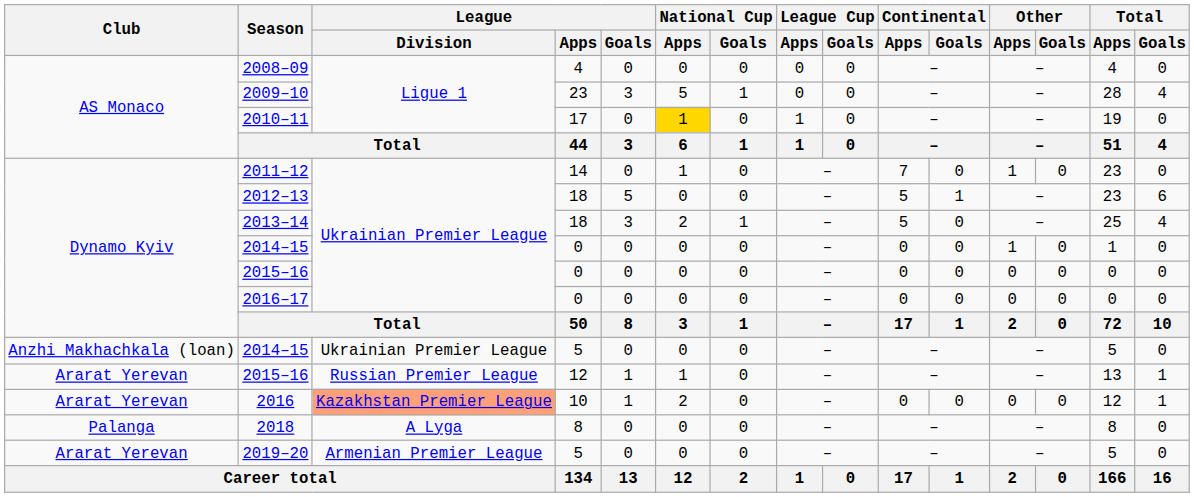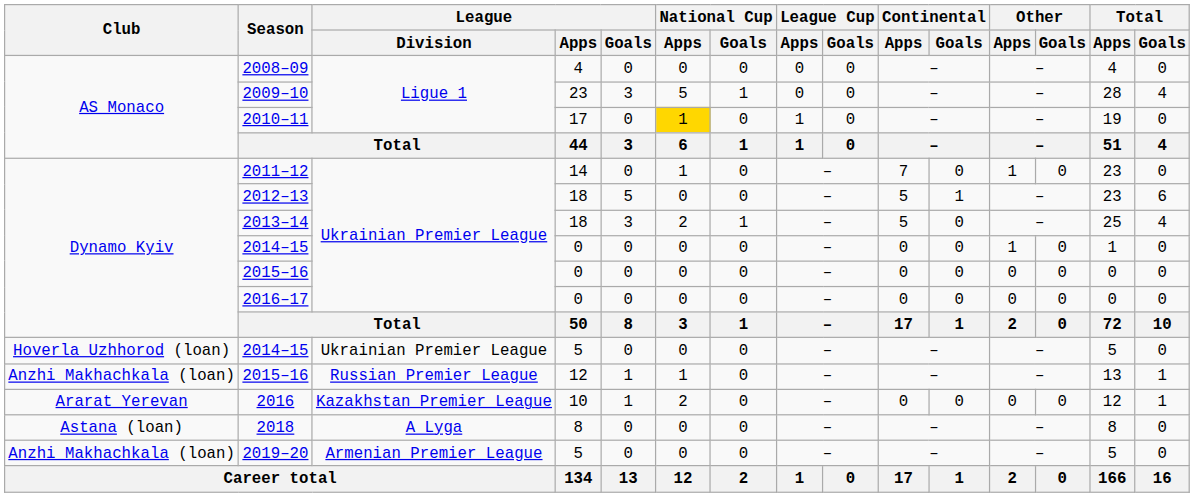(122, 351) Anzhi Makhachkala (loan) -> (122, 351) Hoverla Uzhhorod (loan)
(122, 376) Ararat Yerevan -> (122, 376) Anzhi Makhachkala (loan)
(434, 402) lightsalmon background -> (434, 402) no background
(122, 428) Palanga -> (122, 428) Astana (loan)
(122, 453) Ararat Yerevan -> (122, 453) Anzhi Makhachkala (loan)
